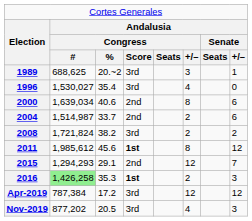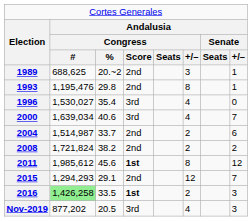(133, 72) 3rd -> (134, 72) 2nd
+ row: (27, 87)
(134, 102) 2nd -> (133, 117) 3rd
(188, 102) 8 -> (188, 117) 4
(234, 102) 6 -> (234, 117) 7
(133, 132) 3rd -> (134, 147) 2nd
(107, 177) 35.3 -> (107, 192) 33.5
- row: (27, 192)
